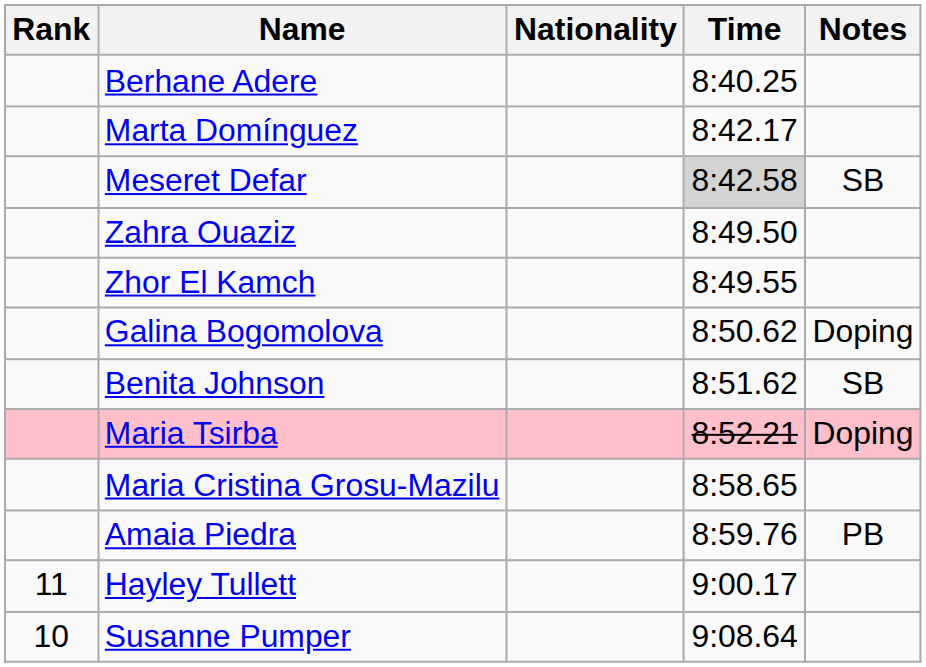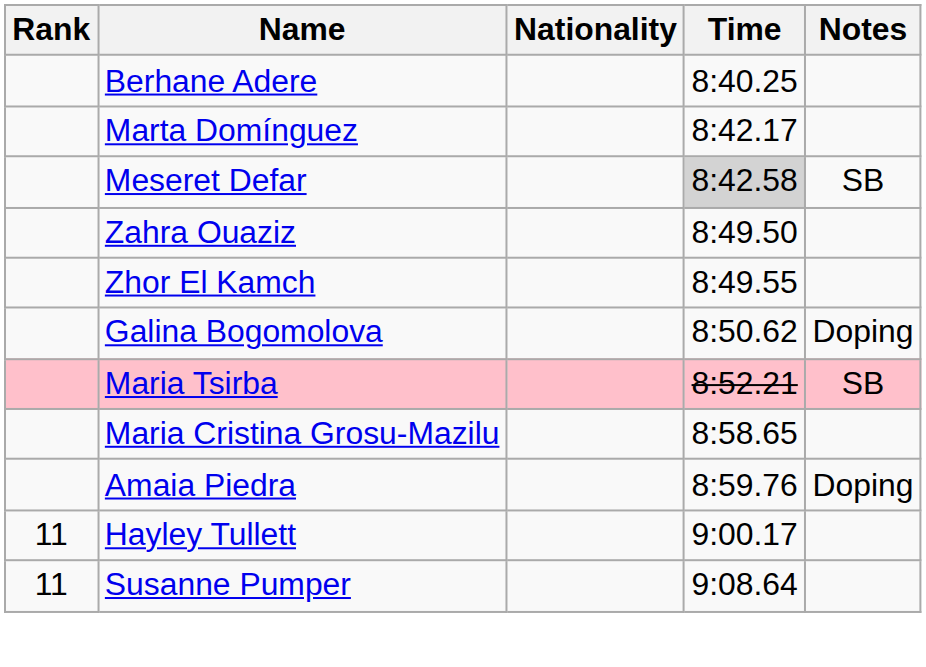- row: (215, 383)
(863, 433) Doping -> (863, 383) SB
(863, 534) PB -> (863, 484) Doping
(51, 635) 10 -> (51, 585) 11
